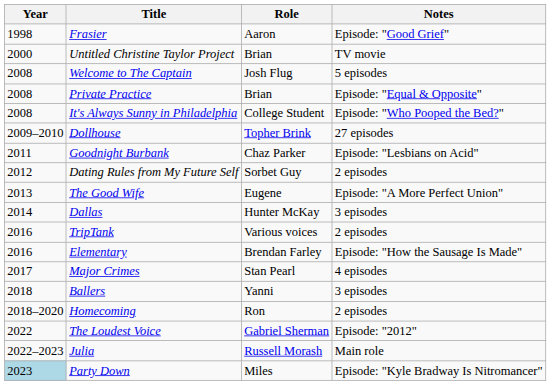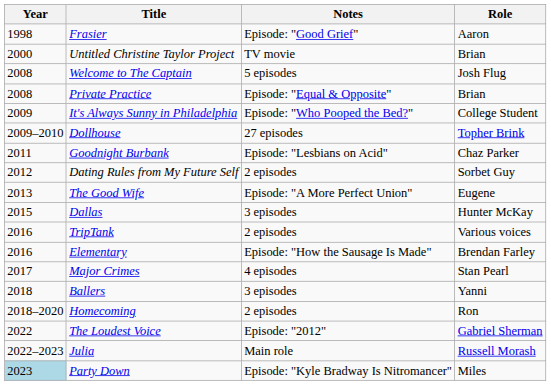columns swapped: (287, 14) <-> (439, 14)
(20, 113) 2008 -> (20, 113) 2009
(20, 212) 2014 -> (20, 212) 2015
